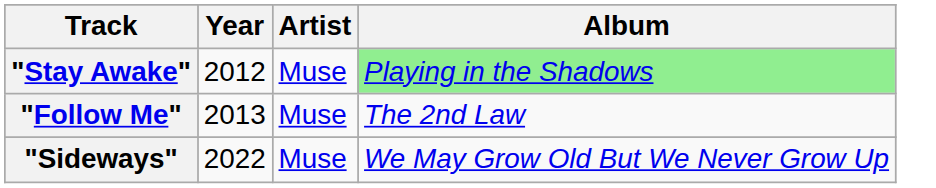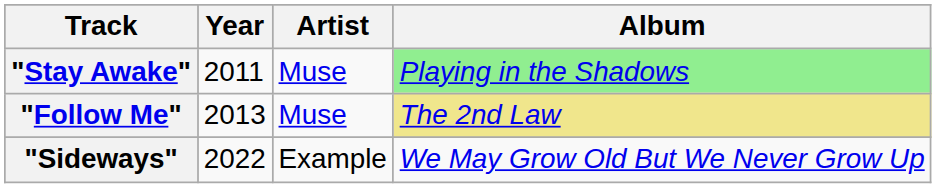(235, 70) 2012 -> (234, 70) 2011
(445, 114) no background -> (480, 114) khaki background
(313, 159) Muse -> (333, 159) Example
